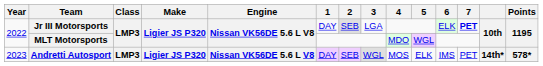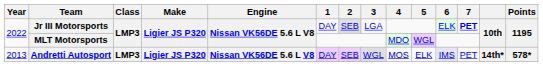(17, 55) 2023 -> (17, 55) 2013
(447, 55) no background -> (447, 55) lavender background
